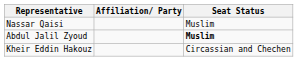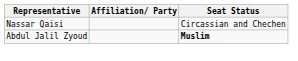(200, 24) Muslim -> (233, 24) Circassian and Chechen
- row: (49, 50)
